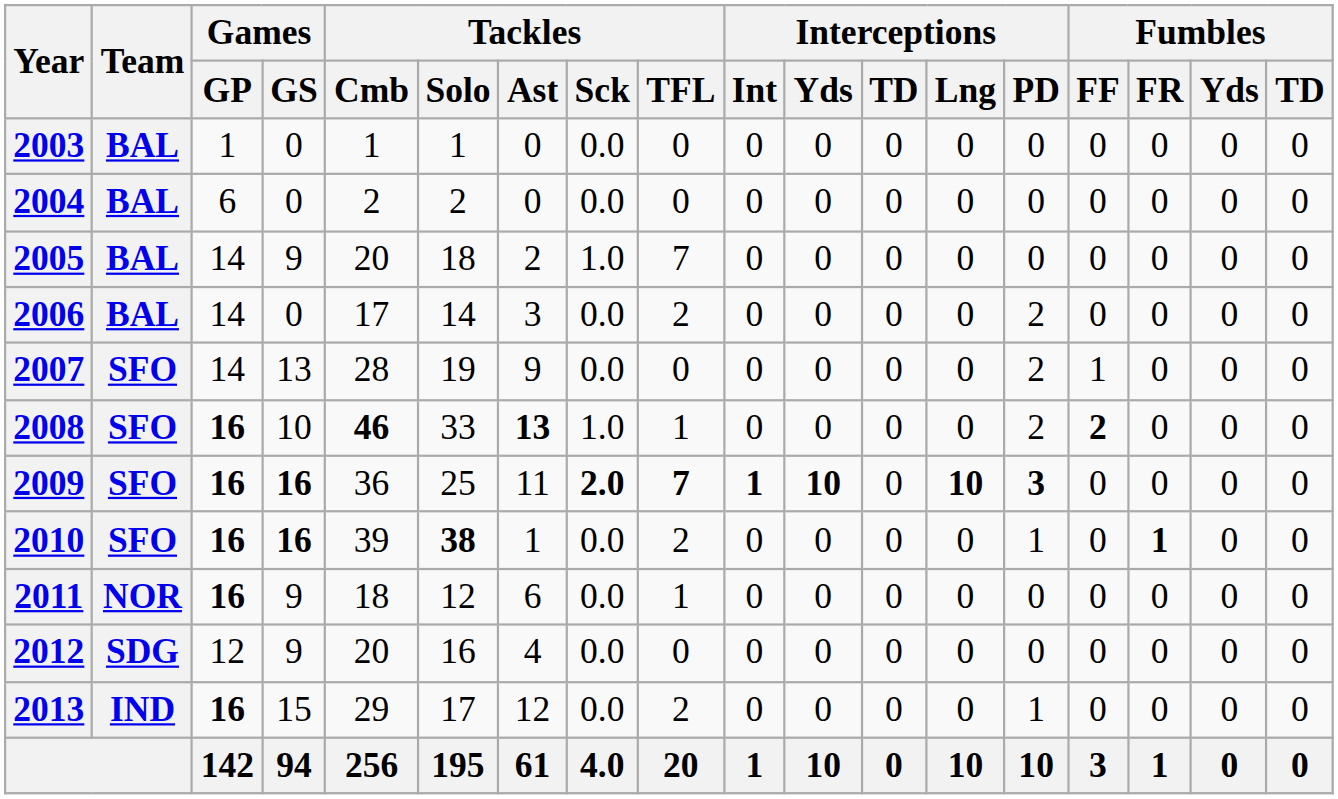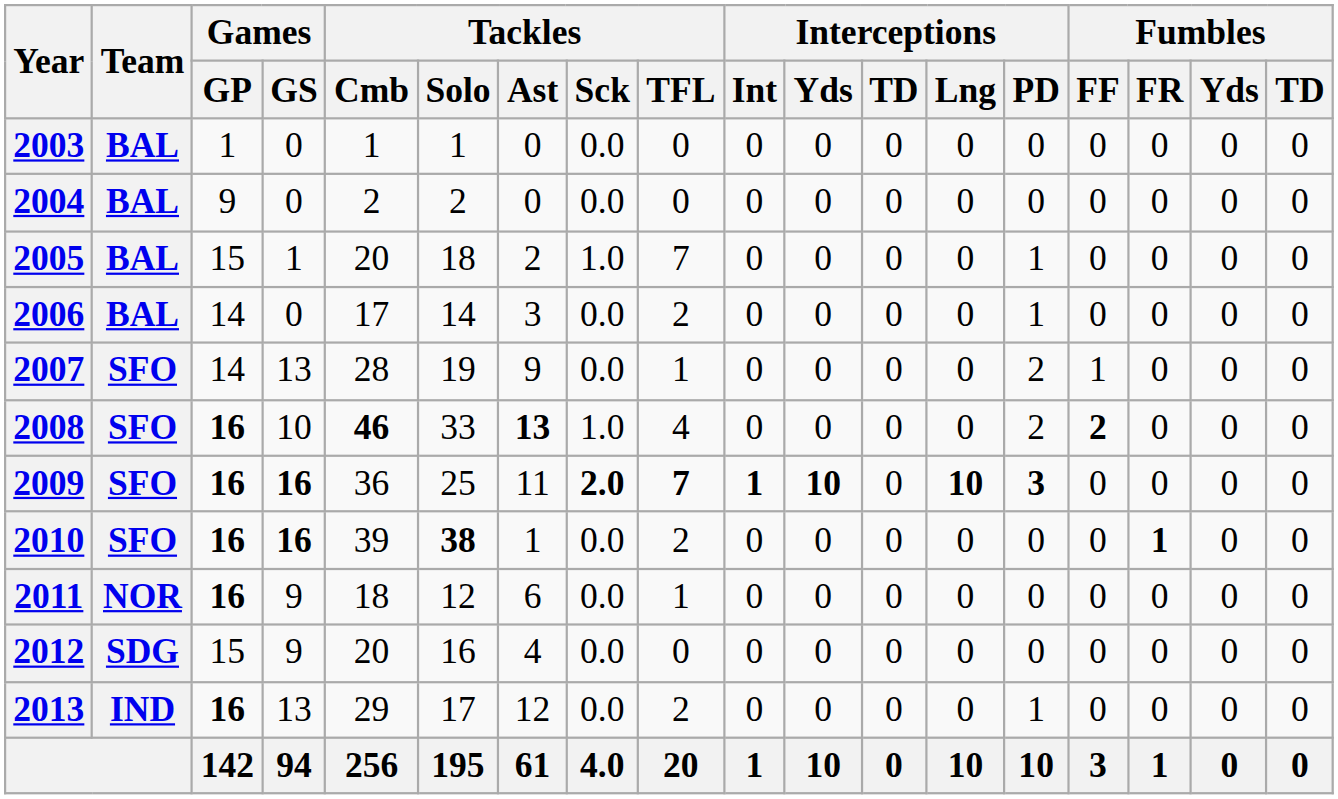(227, 201) 6 -> (227, 201) 9
(227, 257) 14 -> (227, 257) 15
(294, 257) 9 -> (294, 257) 1
(1036, 257) 0 -> (1036, 257) 1
(1036, 314) 2 -> (1036, 314) 1
(681, 370) 0 -> (681, 370) 1
(681, 426) 1 -> (681, 426) 4
(1036, 539) 1 -> (1036, 539) 0
(227, 652) 12 -> (227, 652) 15
(294, 708) 15 -> (294, 708) 13
